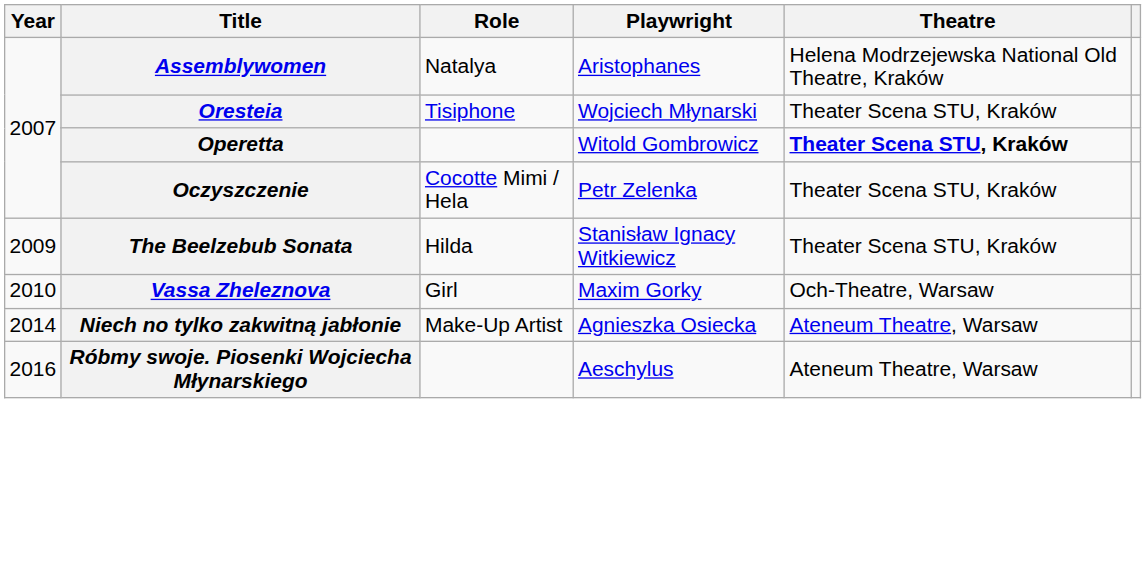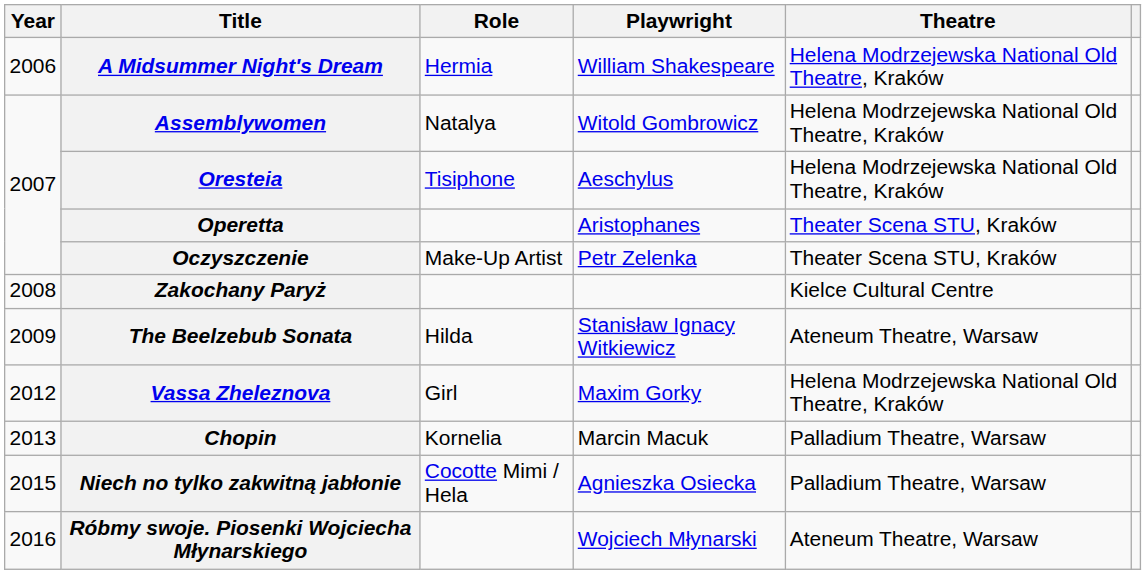+ row: (240, 66)
(639, 66) Aristophanes -> (668, 122) Witold Gombrowicz
(667, 111) Wojciech Młynarski -> (626, 179) Aeschylus
(923, 111) Theater Scena STU, Kraków -> (953, 179) Helena Modrzejewska National Old Theatre, Kraków
(668, 144) Witold Gombrowicz -> (639, 224) Aristophanes
(929, 144) bold -> (923, 224) normal
(492, 189) Cocotte Mimi / Hela -> (494, 258) Make-Up Artist
+ row: (240, 291)
(923, 246) Theater Scena STU, Kraków -> (914, 336) Ateneum Theatre, Warsaw
(33, 291) 2010 -> (33, 393) 2012
(892, 291) Och-Theatre, Warsaw -> (953, 393) Helena Modrzejewska National Old Theatre, Kraków
+ row: (240, 438)
(33, 324) 2014 -> (33, 483) 2015
(494, 324) Make-Up Artist -> (492, 483) Cocotte Mimi / Hela
(914, 324) Ateneum Theatre, Warsaw -> (918, 483) Palladium Theatre, Warsaw
(626, 369) Aeschylus -> (667, 540) Wojciech Młynarski
